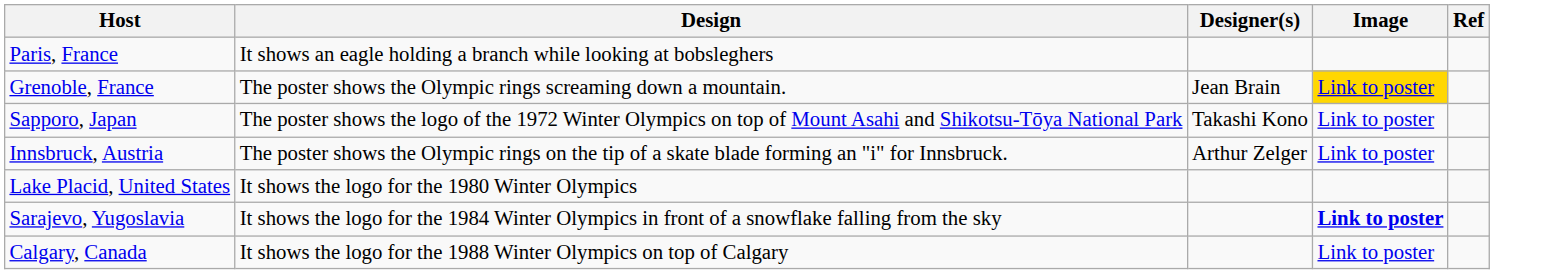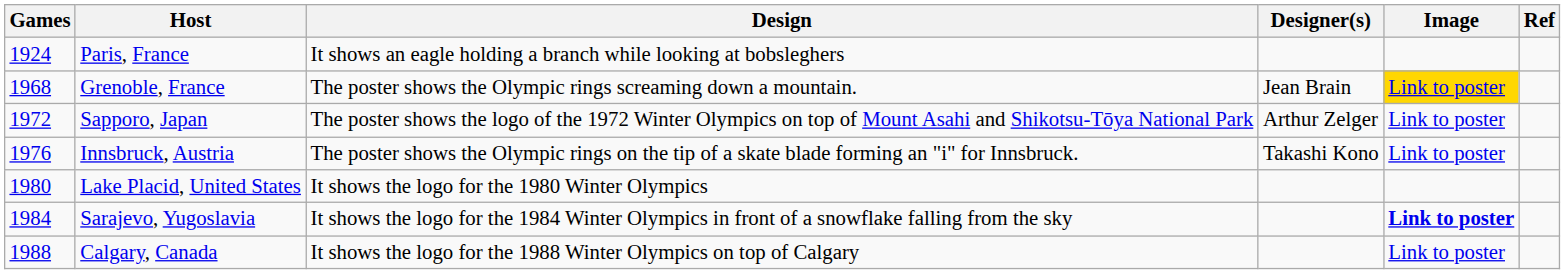+ column: (40, 20)
(1250, 119) Takashi Kono -> (1320, 119) Arthur Zelger
(1250, 152) Arthur Zelger -> (1321, 152) Takashi Kono
